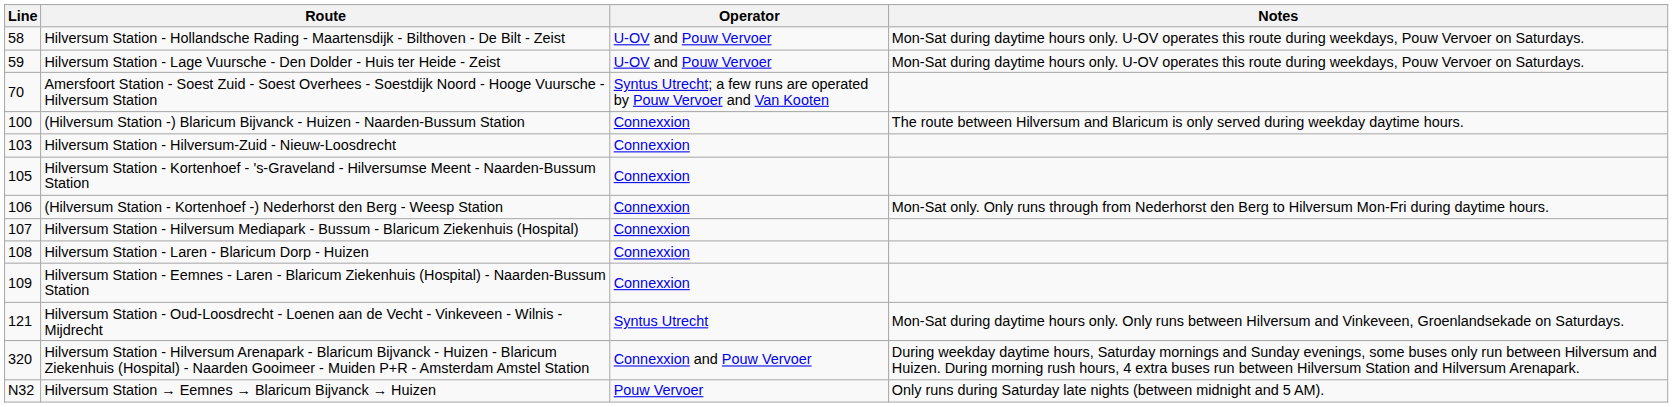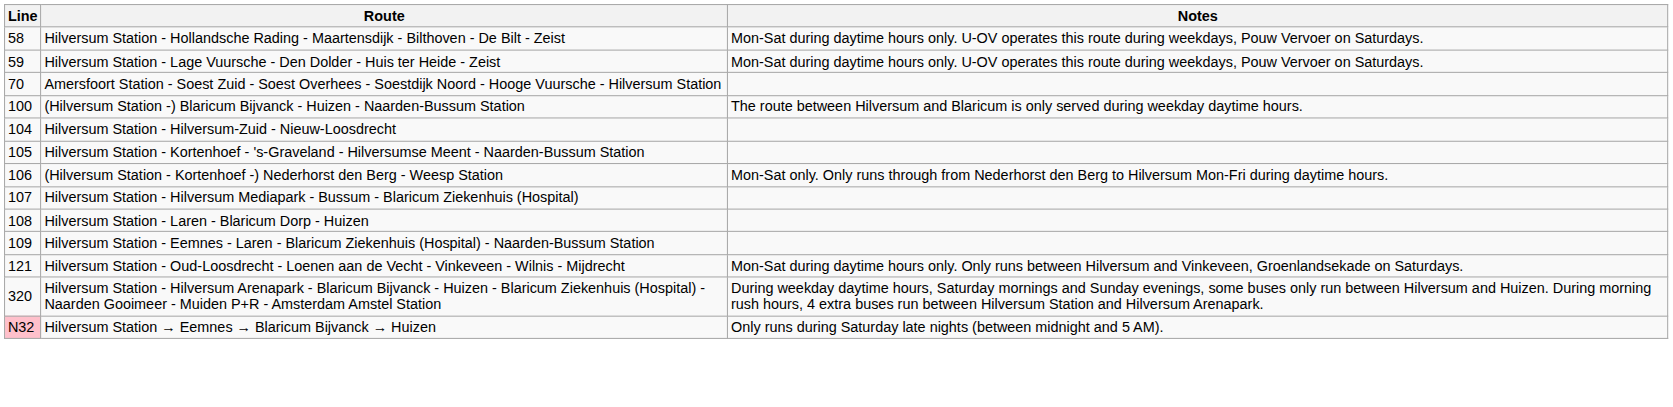- column: (749, 15)
(20, 145) 103 -> (20, 129) 104
(21, 390) no background -> (21, 327) pink background
